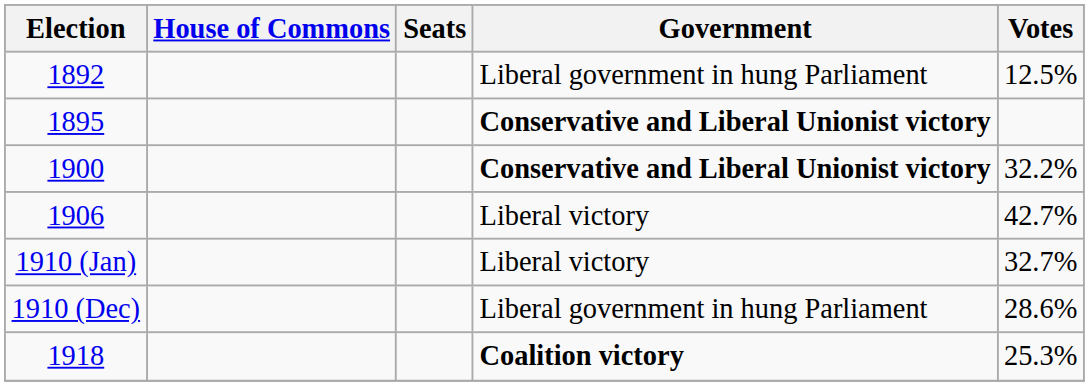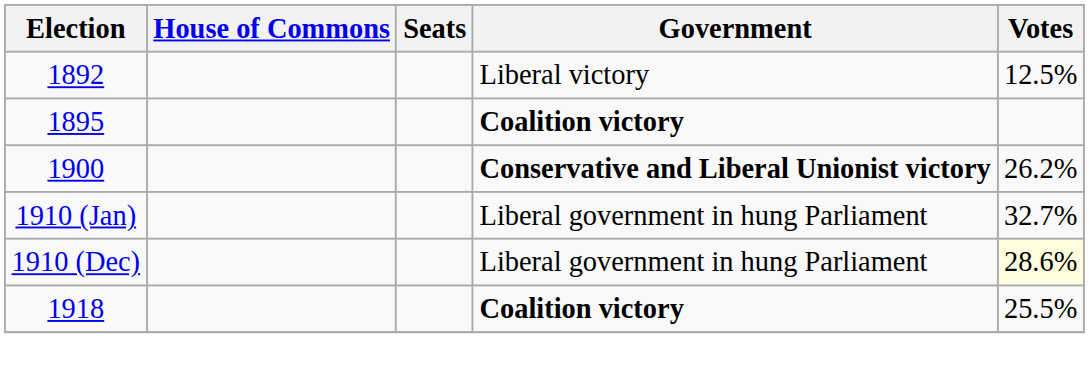(704, 74) Liberal government in hung Parliament -> (564, 74) Liberal victory
(735, 121) Conservative and Liberal Unionist victory -> (582, 121) Coalition victory
(1041, 168) 32.2% -> (1041, 168) 26.2%
- row: (76, 215)
(564, 262) Liberal victory -> (704, 215) Liberal government in hung Parliament
(1041, 309) no background -> (1041, 262) lightyellow background
(1041, 356) 25.3% -> (1041, 309) 25.5%
